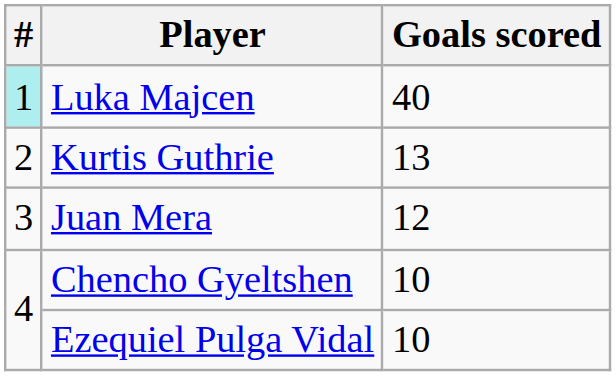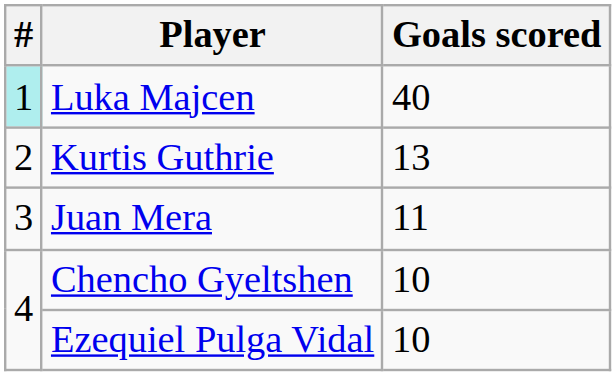(411, 217) 12 -> (410, 217) 11
